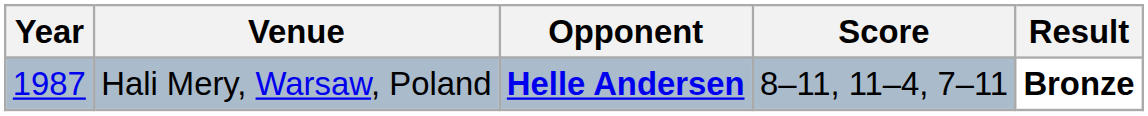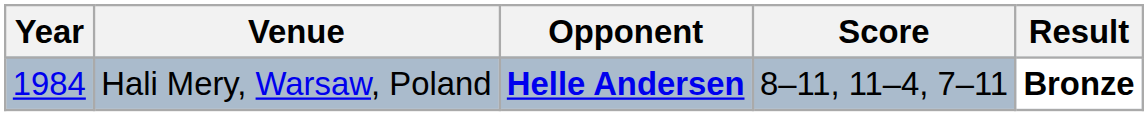(49, 83) 1987 -> (49, 83) 1984
